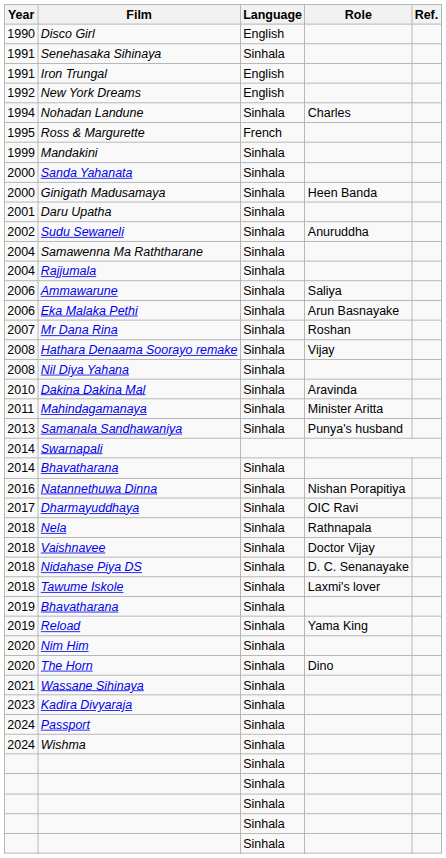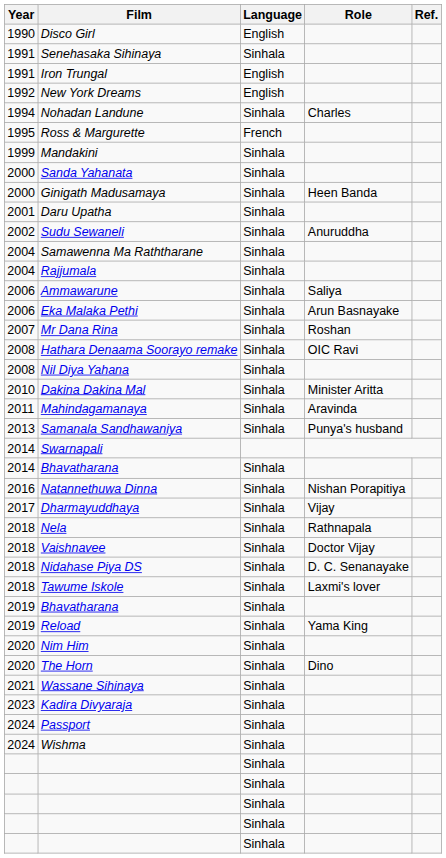(321, 350) Vijay -> (333, 350) OIC Ravi
(332, 389) Aravinda -> (346, 389) Minister Aritta
(346, 409) Minister Aritta -> (332, 409) Aravinda
(333, 508) OIC Ravi -> (321, 508) Vijay
